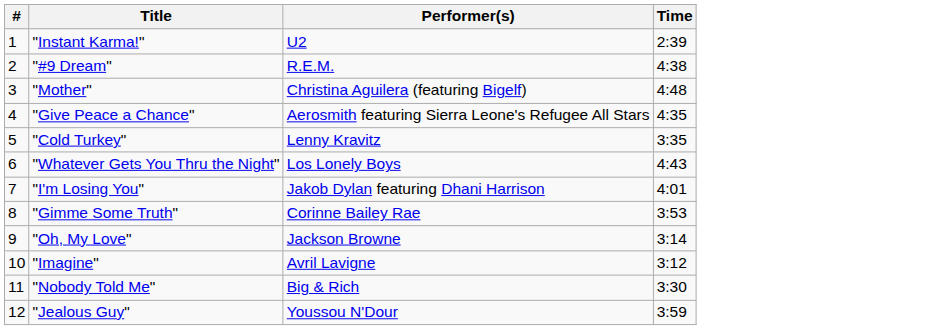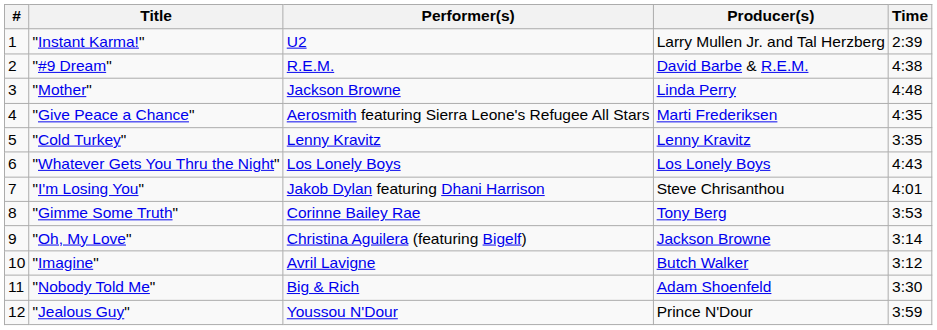+ column: (771, 16)
(407, 90) Christina Aguilera (featuring Bigelf) -> (344, 90) Jackson Browne
(344, 238) Jackson Browne -> (407, 238) Christina Aguilera (featuring Bigelf)
